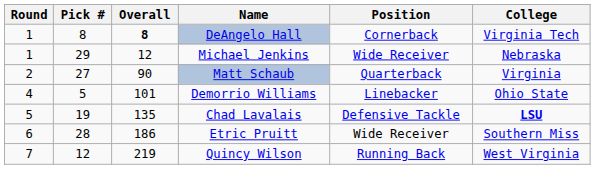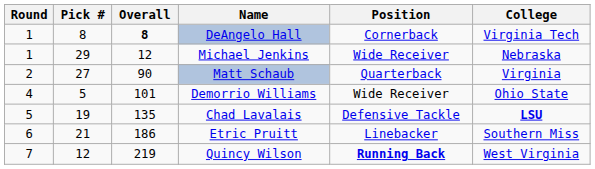(401, 94) Linebacker -> (401, 94) Wide Receiver
(83, 134) 28 -> (83, 134) 21
(401, 134) Wide Receiver -> (401, 134) Linebacker
(401, 154) normal -> (401, 154) bold
